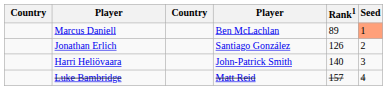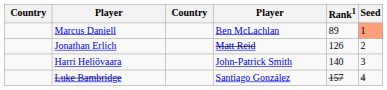(253, 46) Santiago González -> (236, 46) Matt Reid
(236, 77) Matt Reid -> (253, 77) Santiago González
